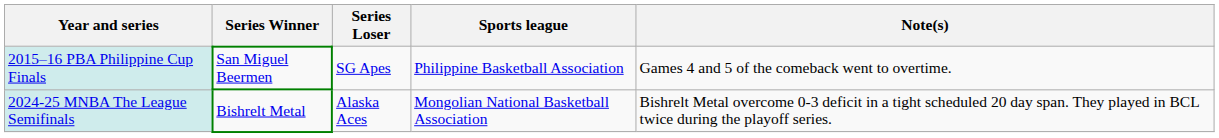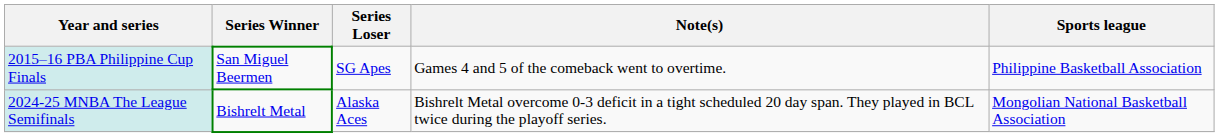columns swapped: (523, 25) <-> (925, 25)
